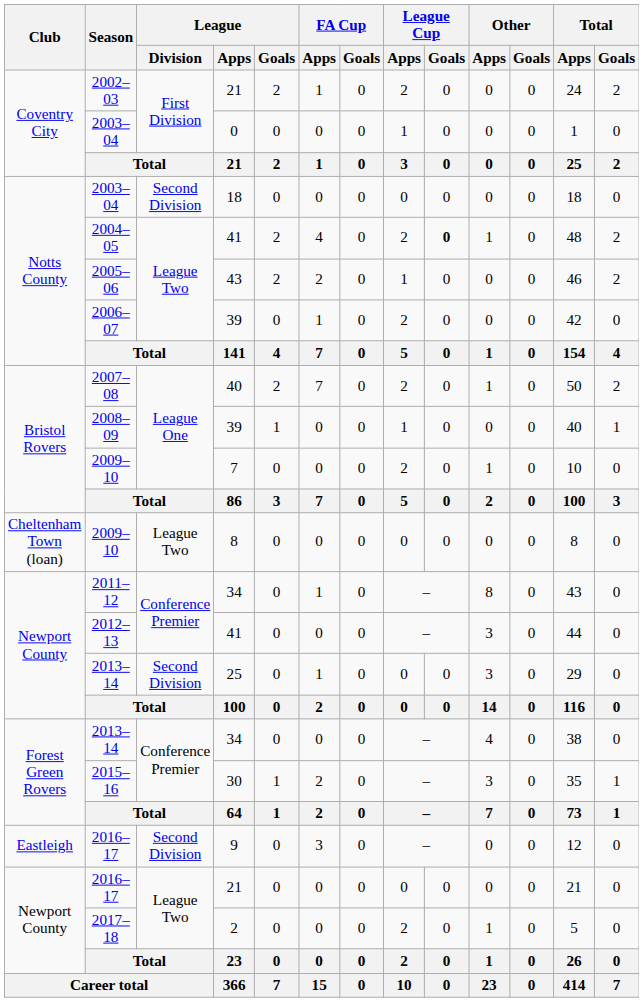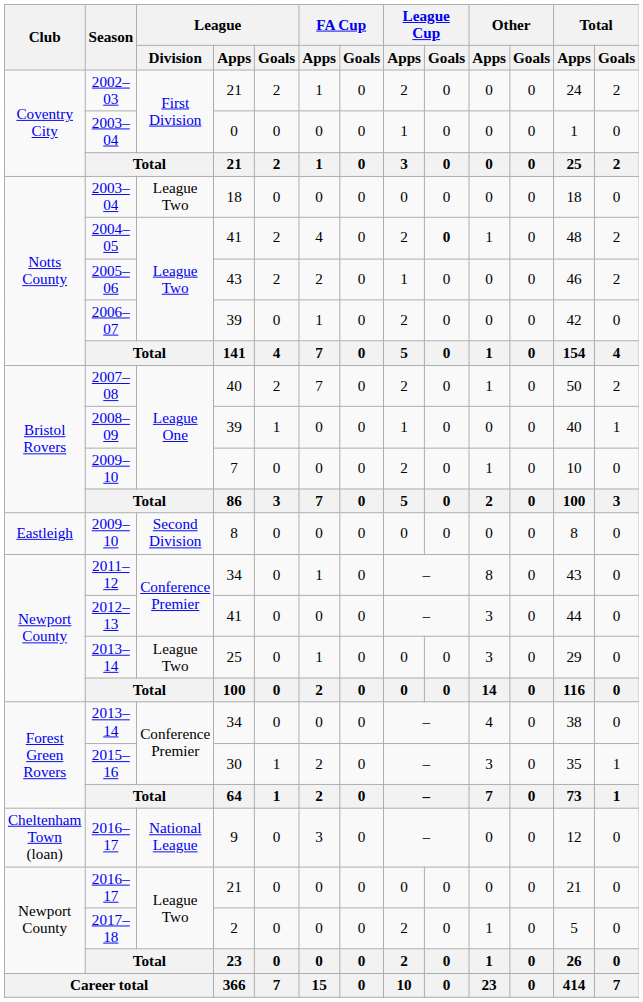(175, 196) Second Division -> (175, 196) League Two
(45, 542) Cheltenham Town (loan) -> (45, 533) Eastleigh
(175, 542) League Two -> (175, 533) Second Division
(175, 674) Second Division -> (175, 657) League Two
(45, 846) Eastleigh -> (45, 837) Cheltenham Town (loan)
(175, 846) Second Division -> (175, 837) National League
